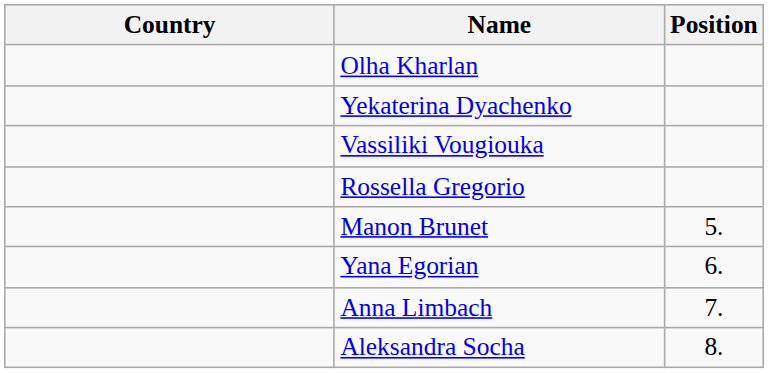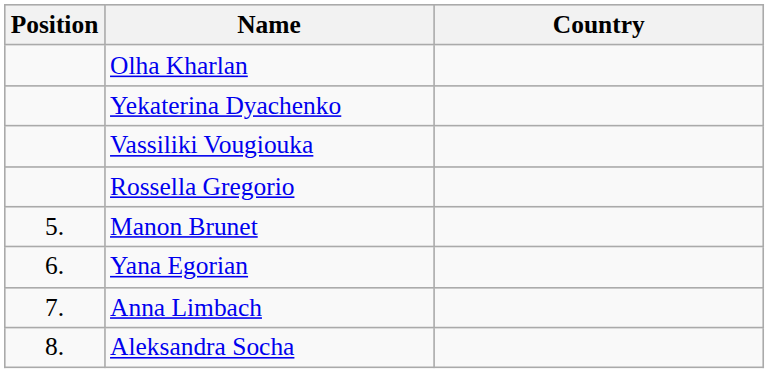columns swapped: (714, 24) <-> (170, 24)
